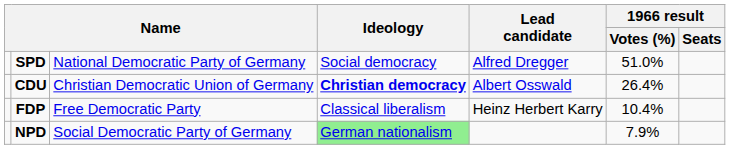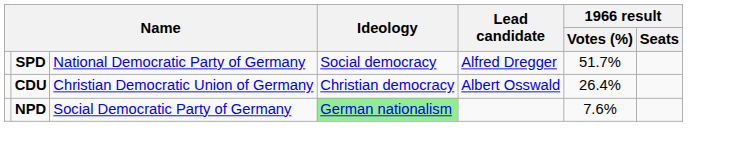(642, 62) 51.0% -> (600, 62) 51.7%
(393, 86) bold -> (387, 86) normal
- row: (31, 109)
(642, 132) 7.9% -> (600, 109) 7.6%
